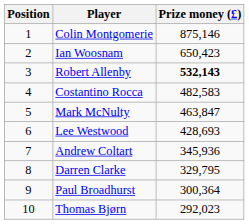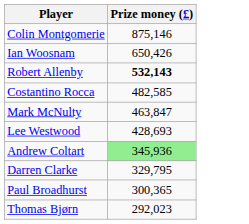- column: (28, 14)
(200, 53) 650,423 -> (152, 53) 650,426
(200, 92) 482,583 -> (152, 92) 482,585
(200, 151) no background -> (152, 151) lightgreen background
(200, 190) 300,364 -> (152, 190) 300,365
